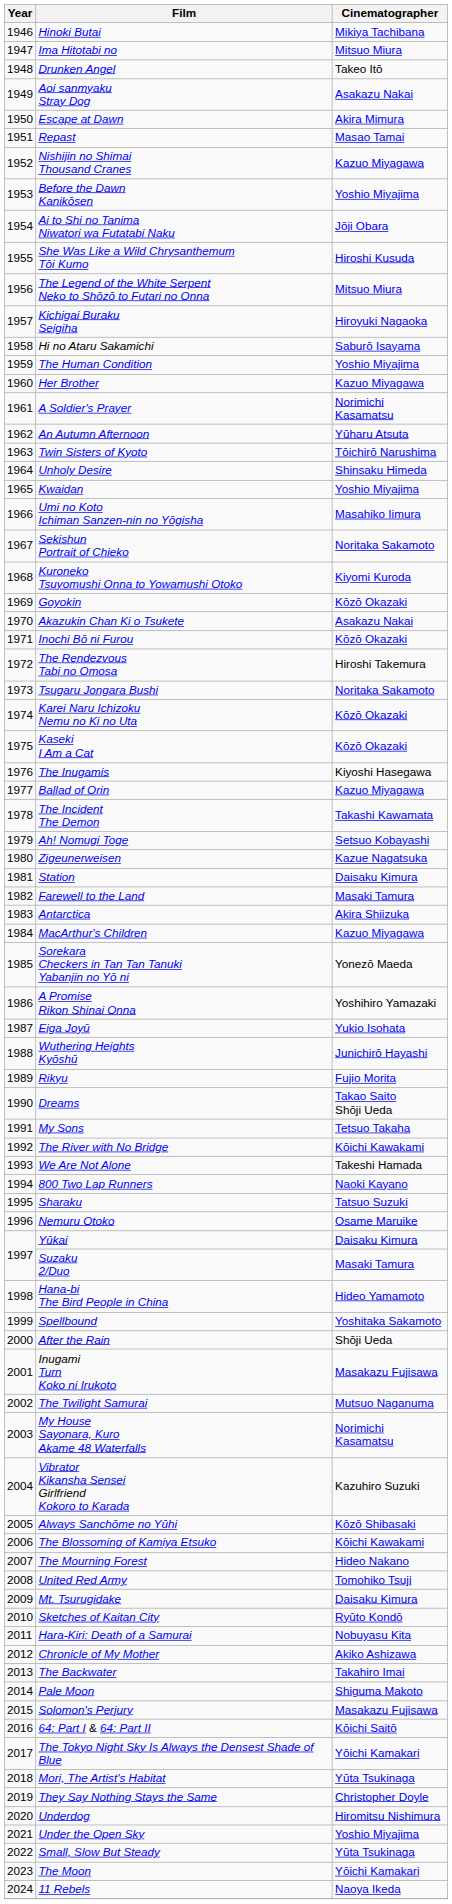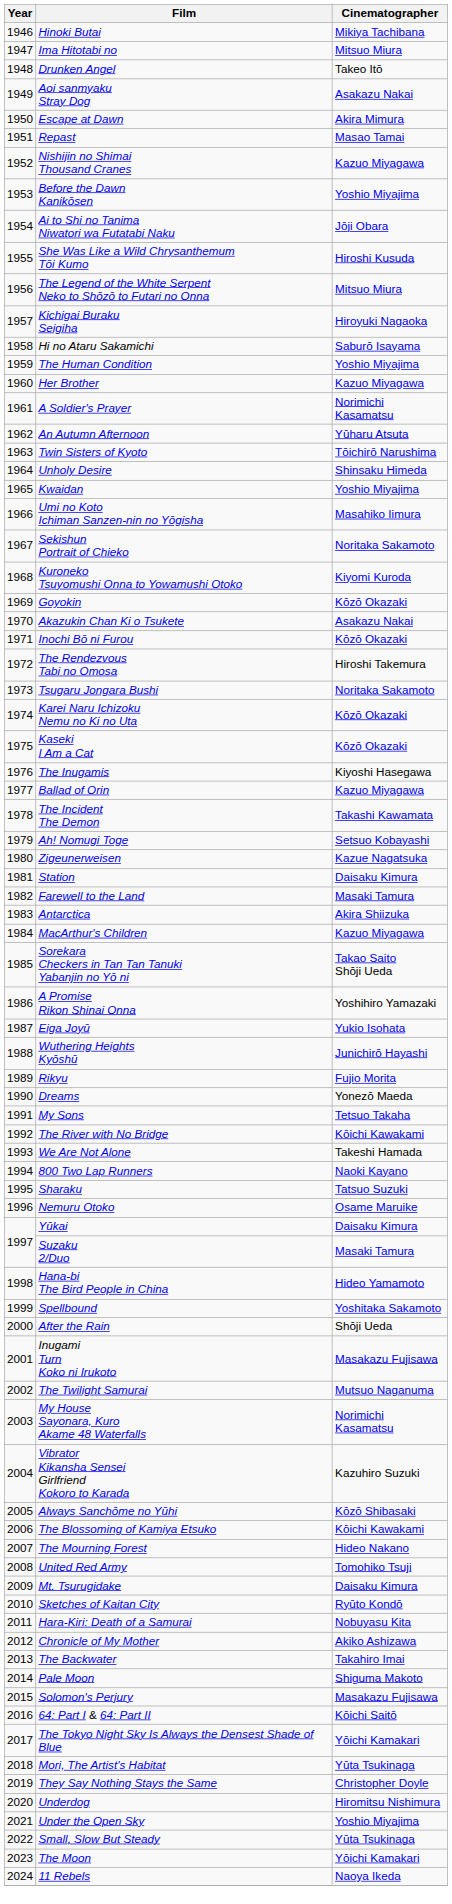(374, 964) Yonezō Maeda -> (366, 964) Takao Saito Shōji Ueda
(366, 1103) Takao Saito Shōji Ueda -> (374, 1096) Yonezō Maeda
